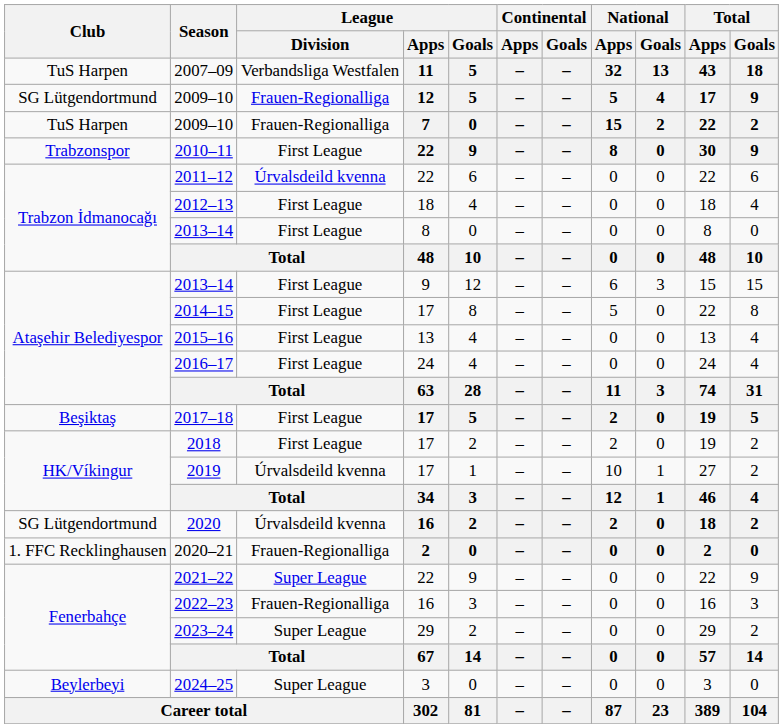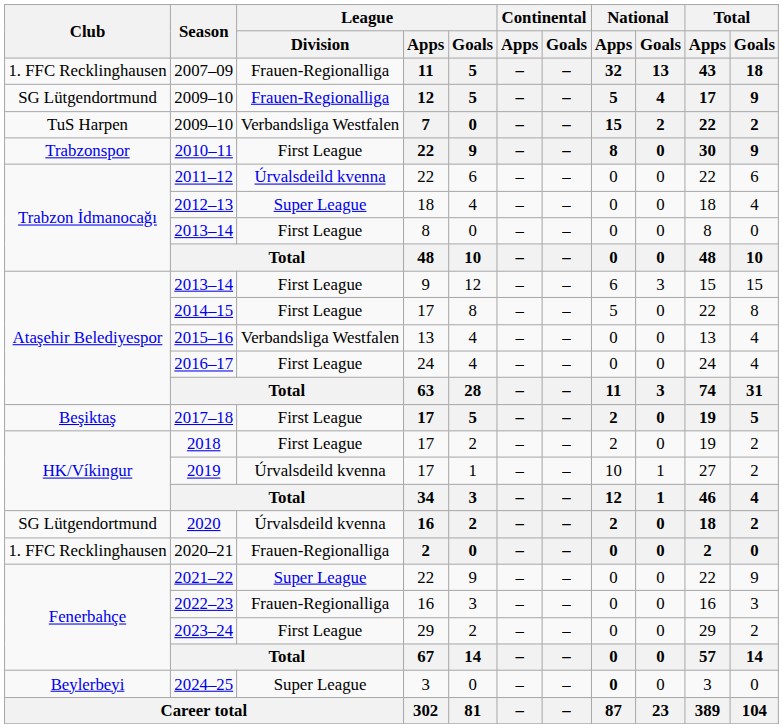(87, 71) TuS Harpen -> (87, 71) 1. FFC Recklinghausen
(320, 71) Verbandsliga Westfalen -> (320, 71) Frauen-Regionalliga
(320, 124) Frauen-Regionalliga -> (320, 124) Verbandsliga Westfalen
(320, 204) First League -> (320, 204) Super League
(320, 337) First League -> (320, 337) Verbandsliga Westfalen
(320, 630) Super League -> (320, 630) First League
(614, 683) normal -> (614, 683) bold
